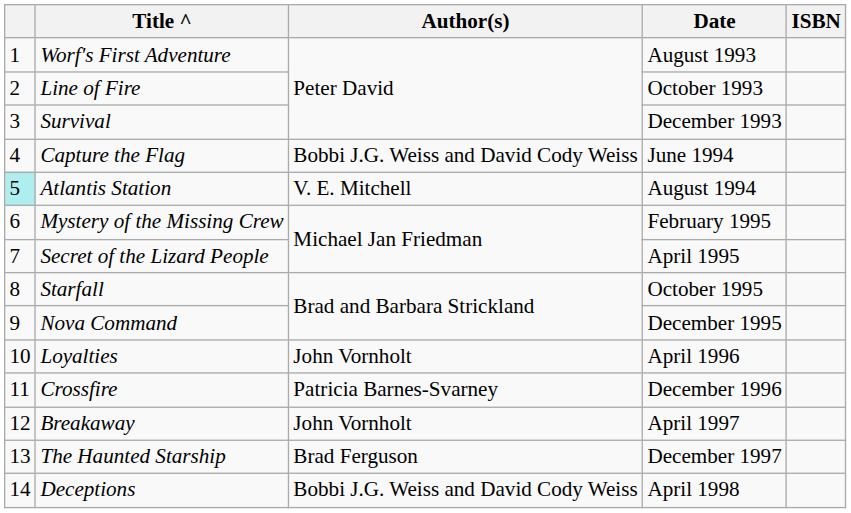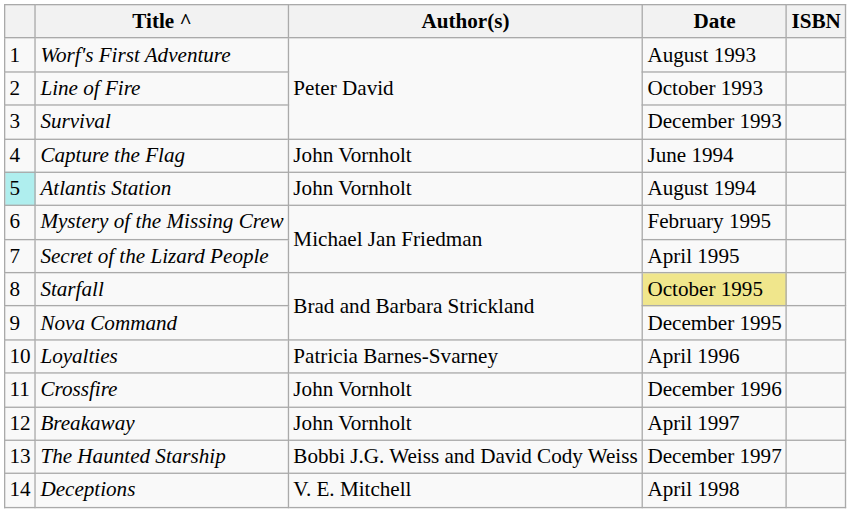(466, 155) Bobbi J.G. Weiss and David Cody Weiss -> (353, 155) John Vornholt
(352, 188) V. E. Mitchell -> (353, 188) John Vornholt
(705, 289) no background -> (705, 289) khaki background
(353, 356) John Vornholt -> (396, 356) Patricia Barnes-Svarney
(396, 389) Patricia Barnes-Svarney -> (353, 389) John Vornholt
(356, 456) Brad Ferguson -> (466, 456) Bobbi J.G. Weiss and David Cody Weiss
(466, 490) Bobbi J.G. Weiss and David Cody Weiss -> (352, 490) V. E. Mitchell
